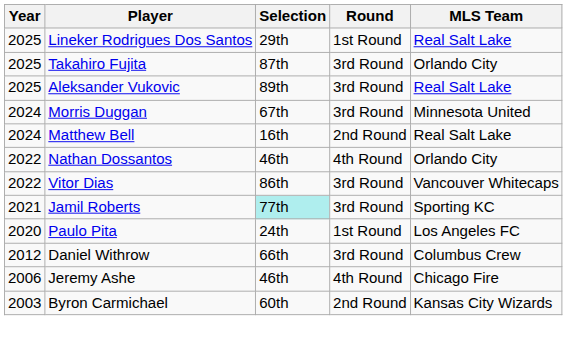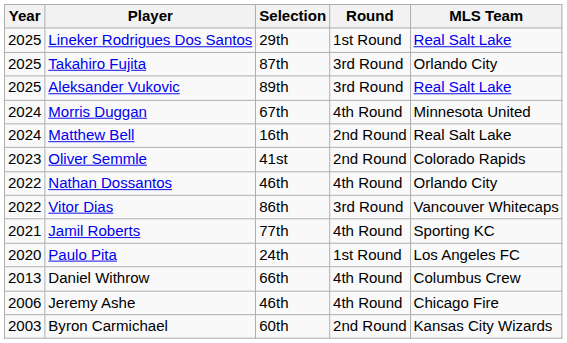(368, 111) 3rd Round -> (368, 111) 4th Round
+ row: (98, 159)
(274, 207) paleturquoise background -> (274, 231) no background
(368, 207) 3rd Round -> (368, 231) 4th Round
(25, 254) 2012 -> (25, 278) 2013
(368, 254) 3rd Round -> (368, 278) 4th Round
